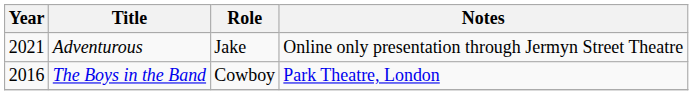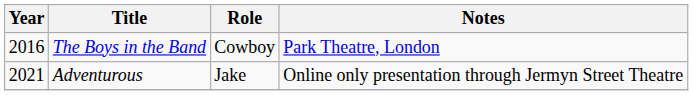rows swapped: (129, 75) <-> (98, 47)
